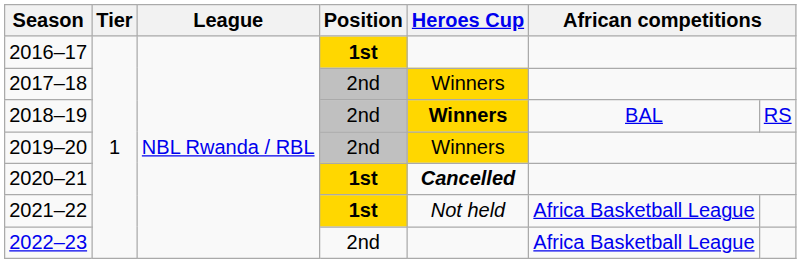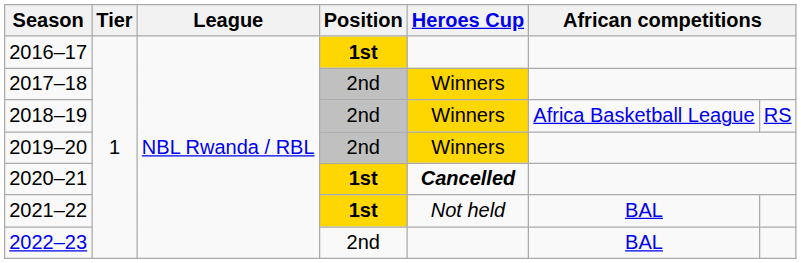(468, 115) bold -> (468, 115) normal
(644, 115) BAL -> (644, 115) Africa Basketball League
(644, 210) Africa Basketball League -> (644, 210) BAL
(644, 242) Africa Basketball League -> (644, 242) BAL
